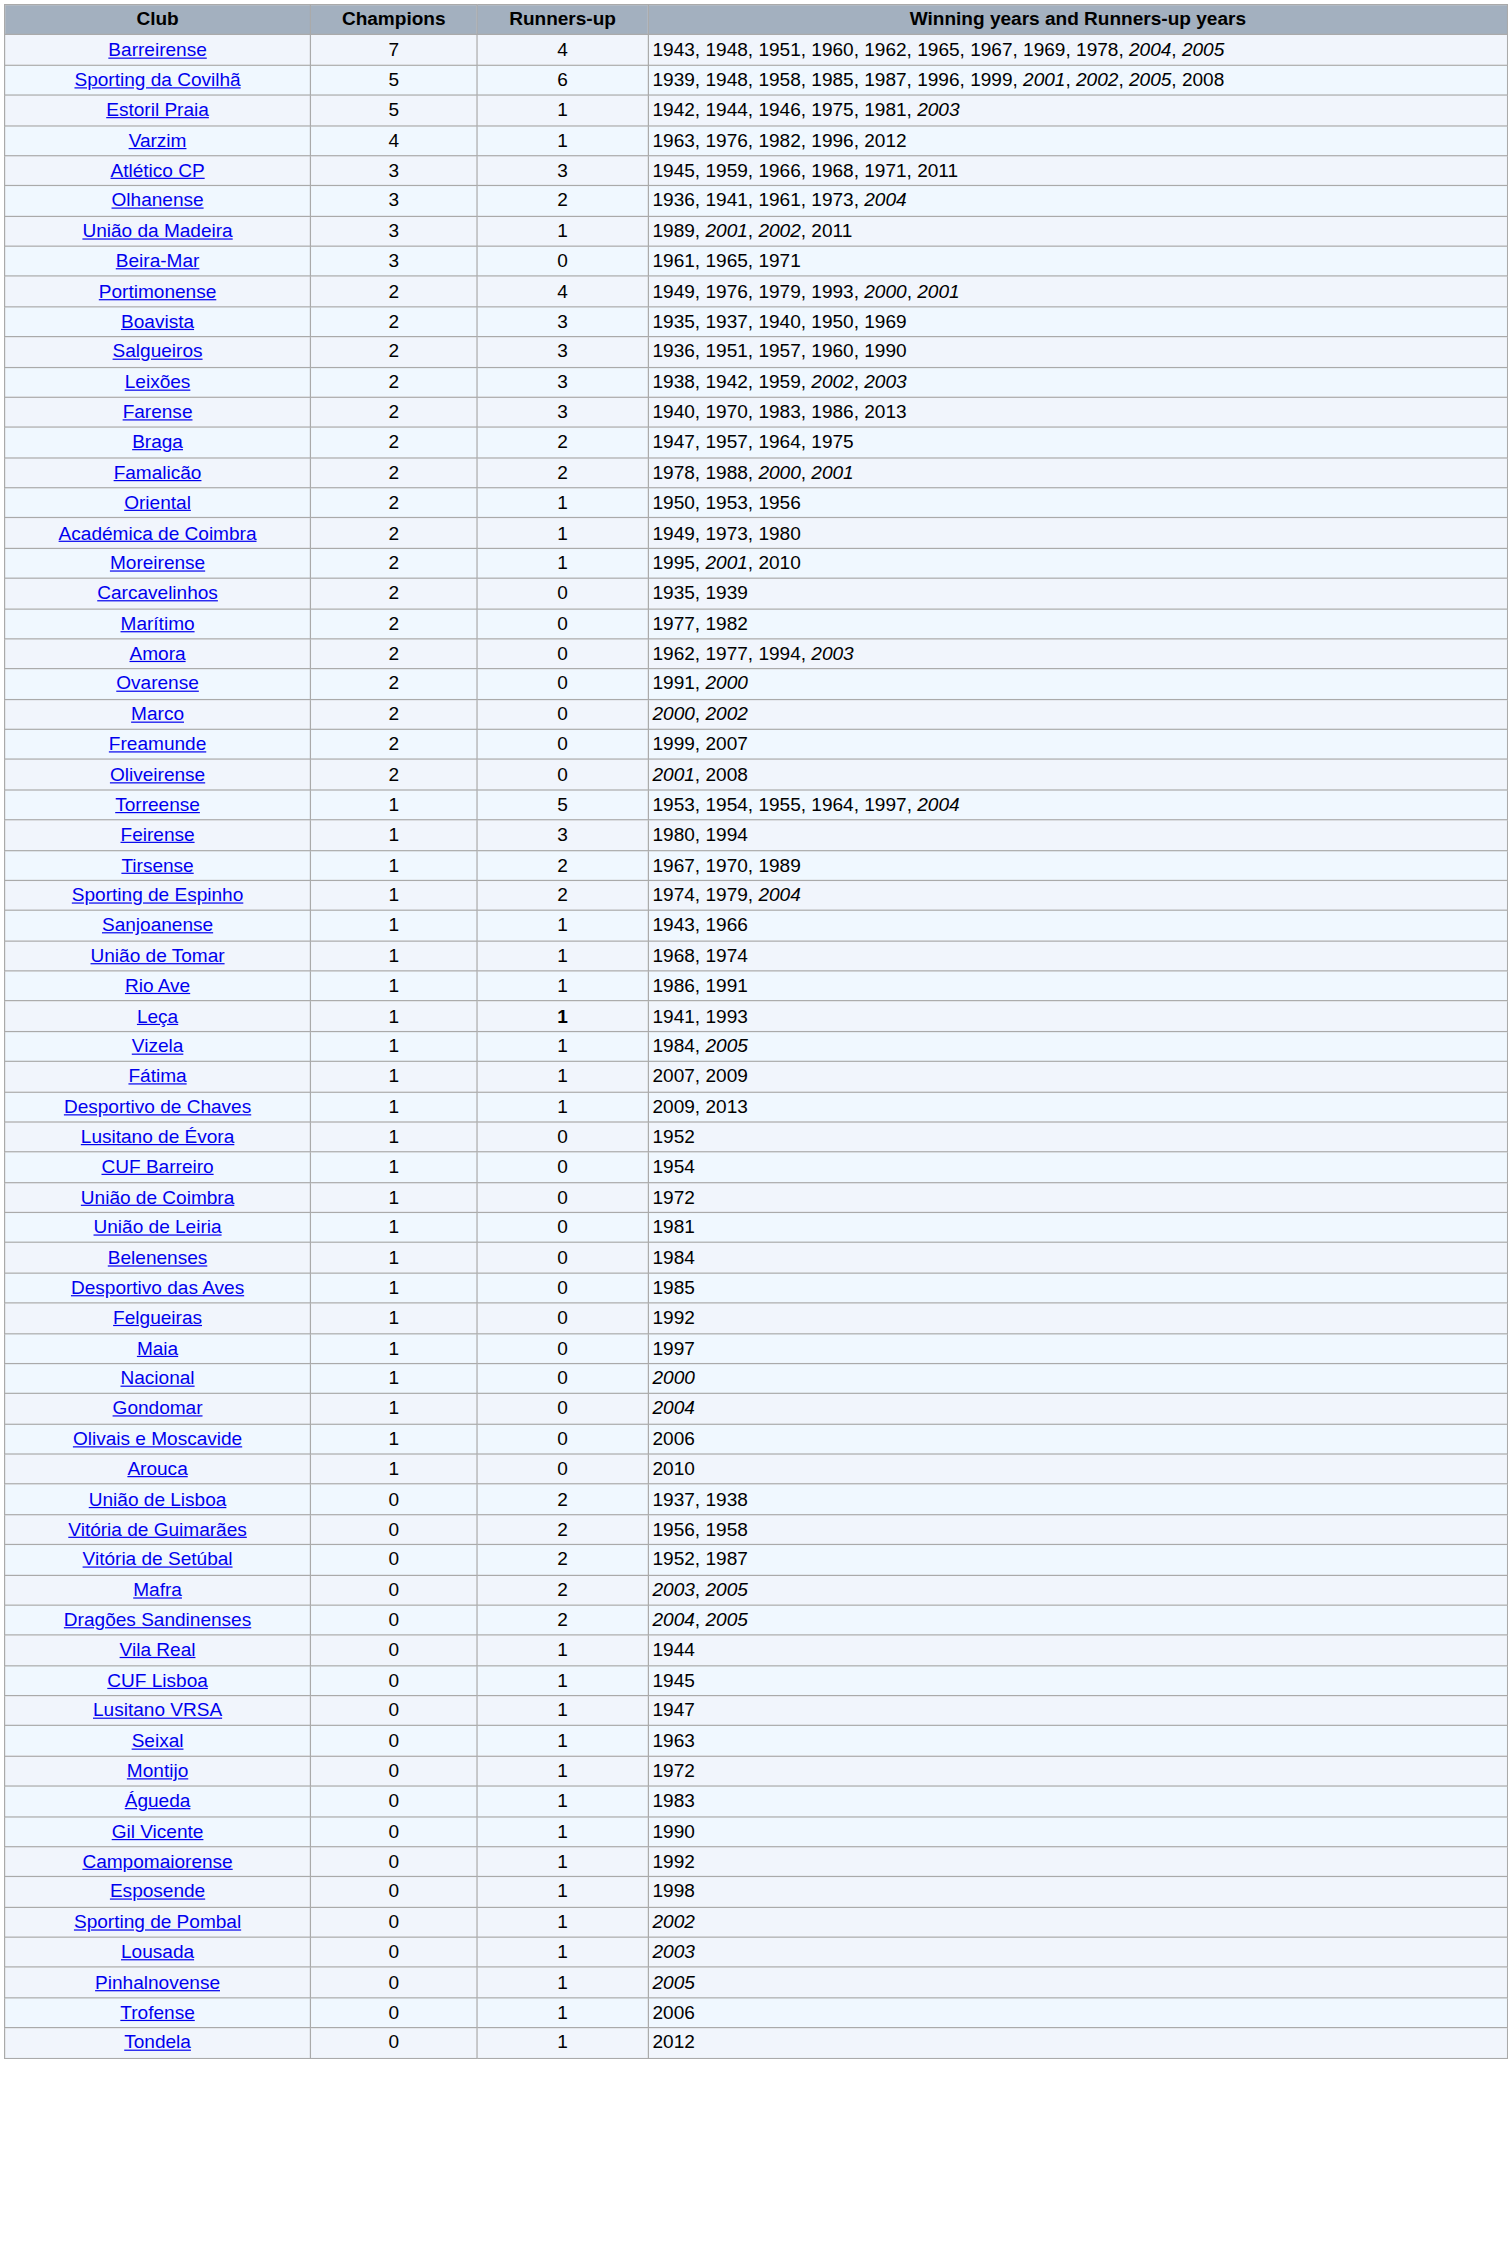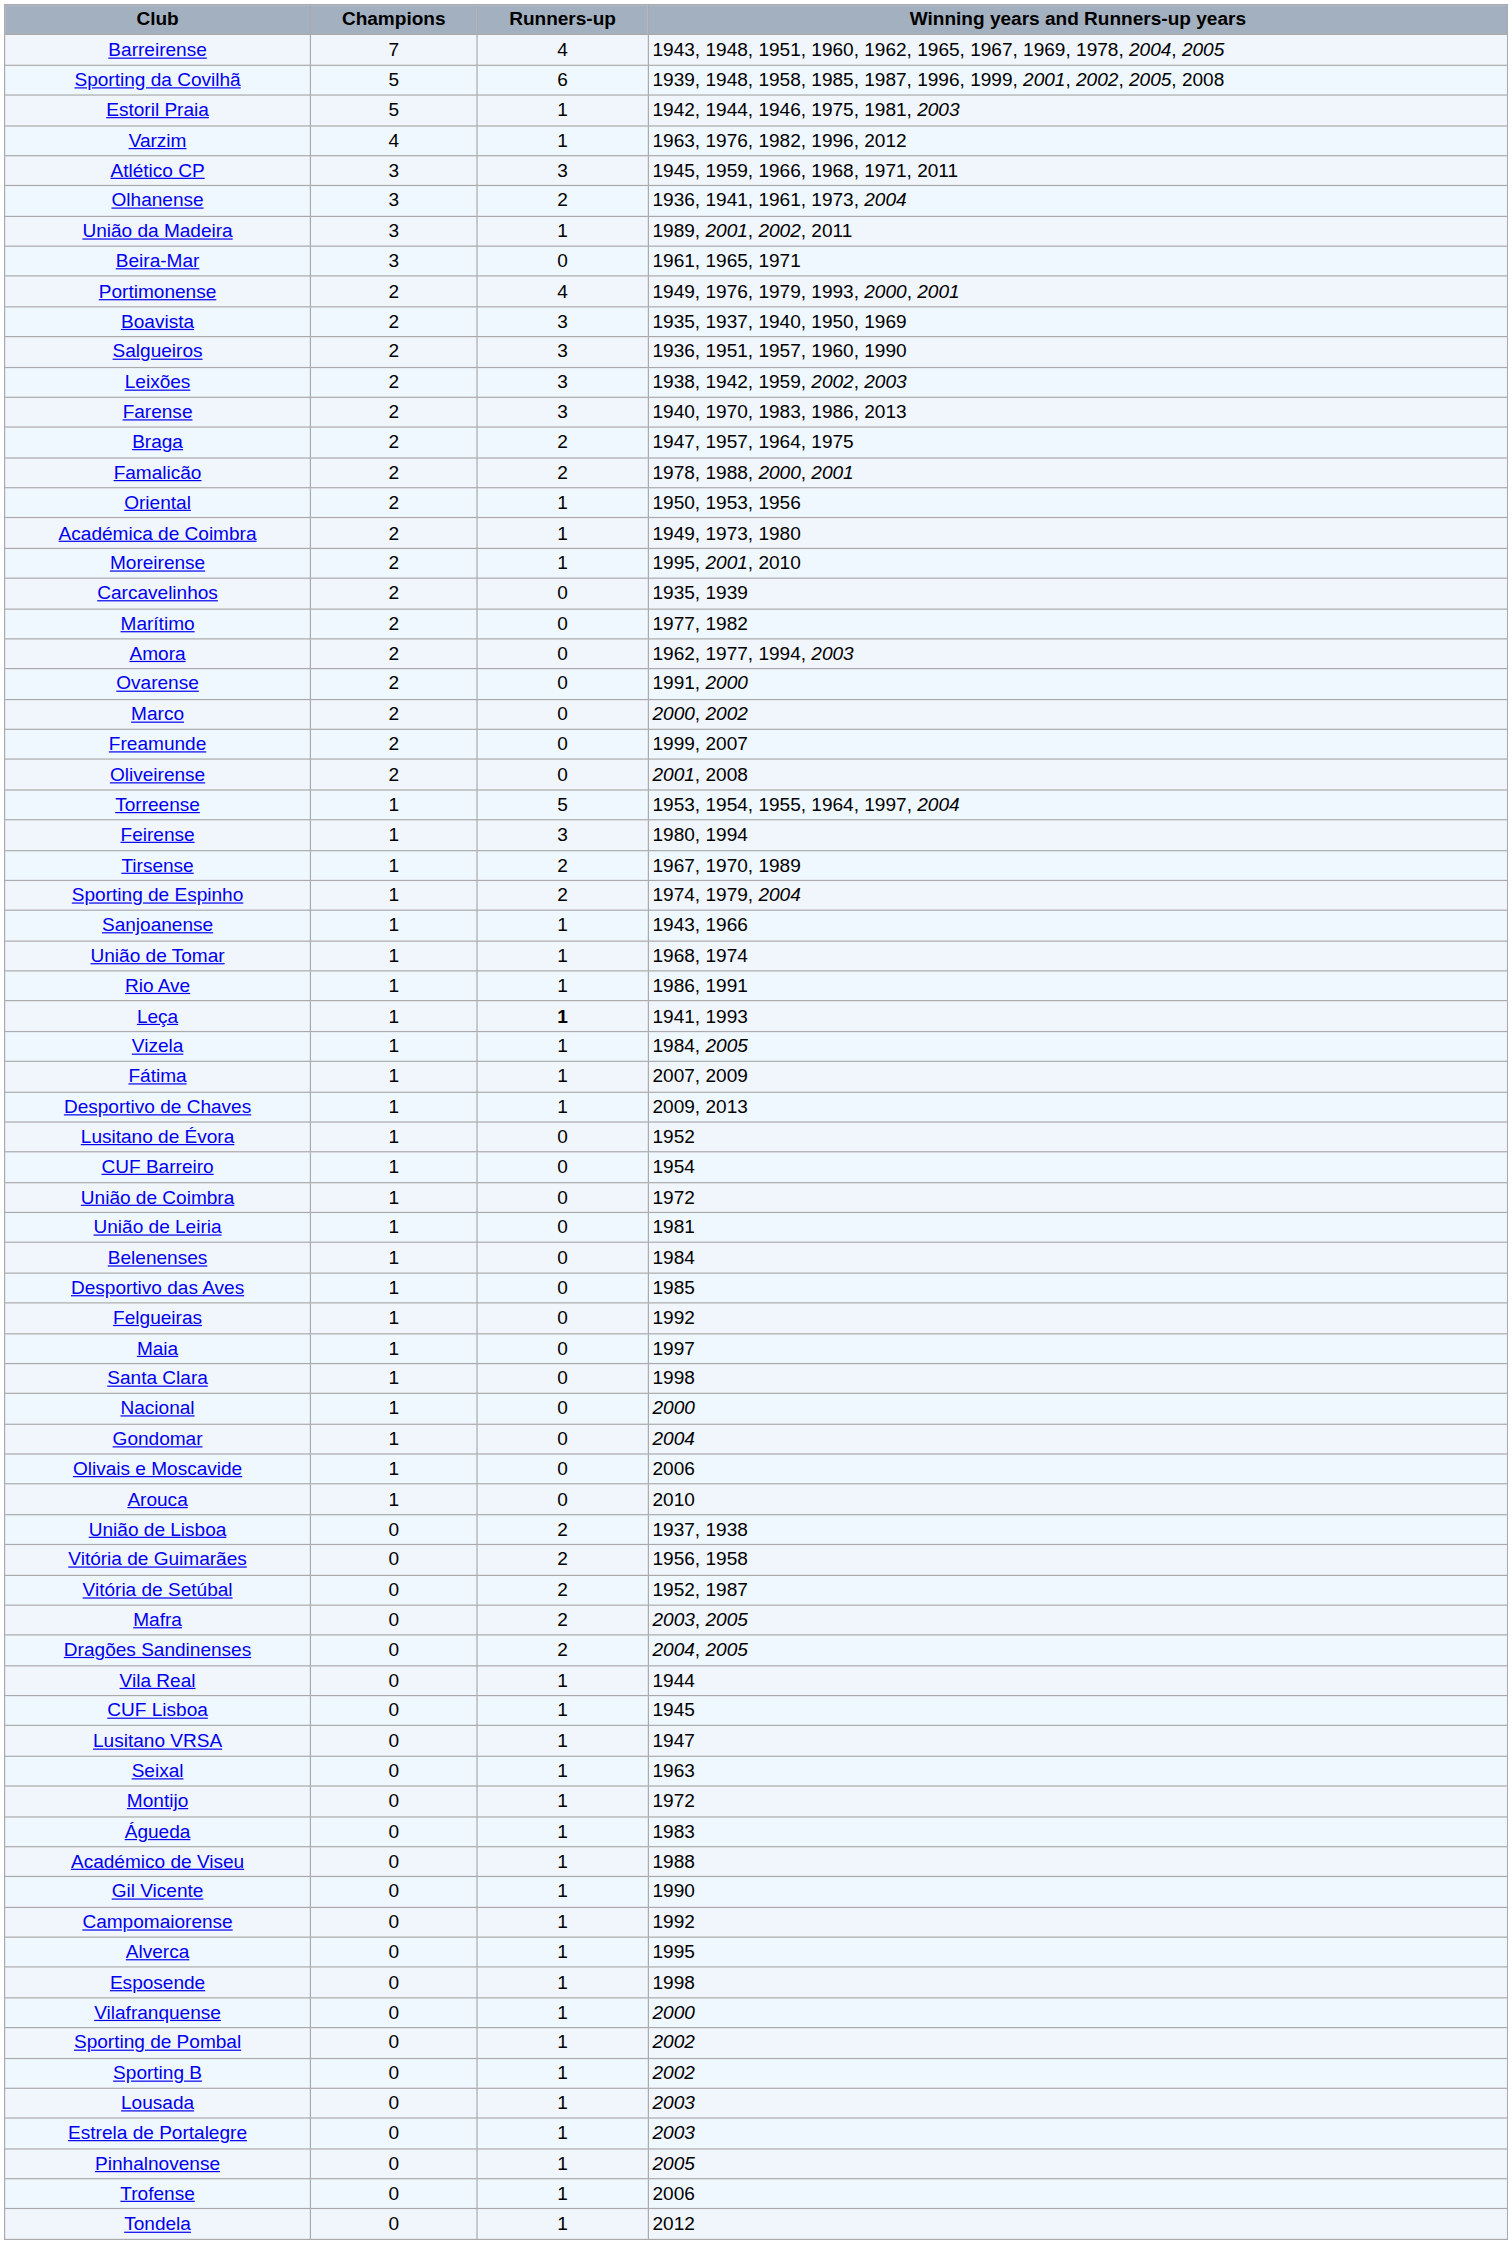+ row: (158, 1378)
+ row: (158, 1861)
+ row: (158, 1952)
+ row: (158, 2012)
+ row: (158, 2072)
+ row: (158, 2133)
